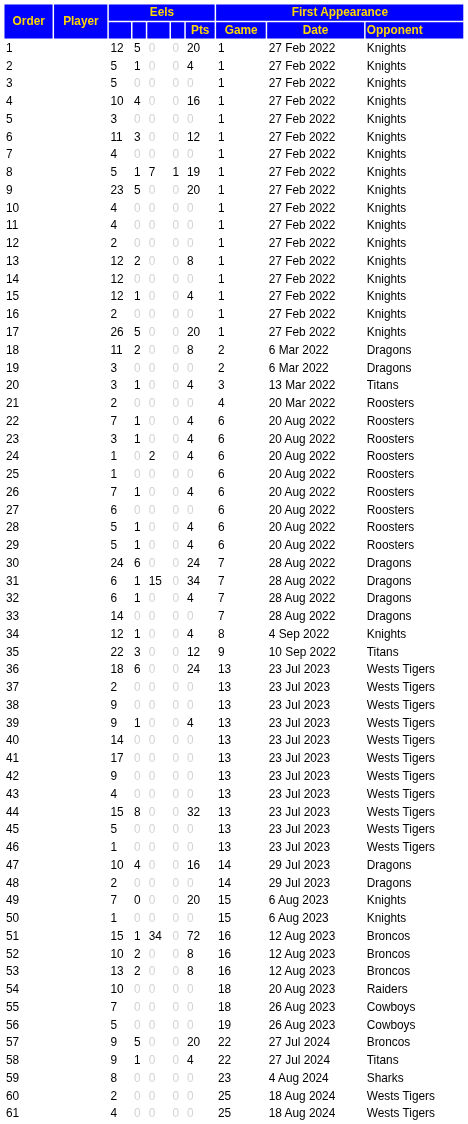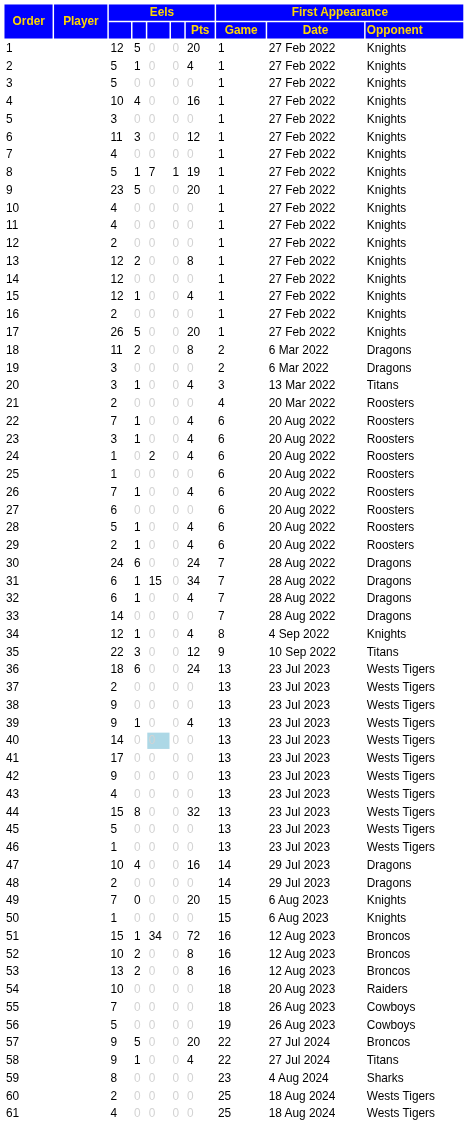(114, 545) 5 -> (114, 545) 2
(152, 740) no background -> (152, 740) lightblue background
